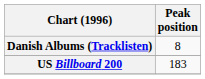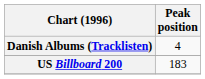(178, 45) 8 -> (178, 45) 4
